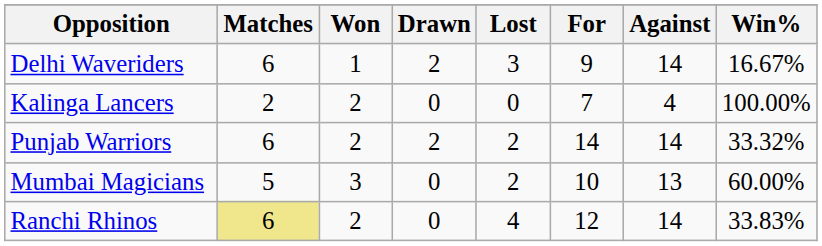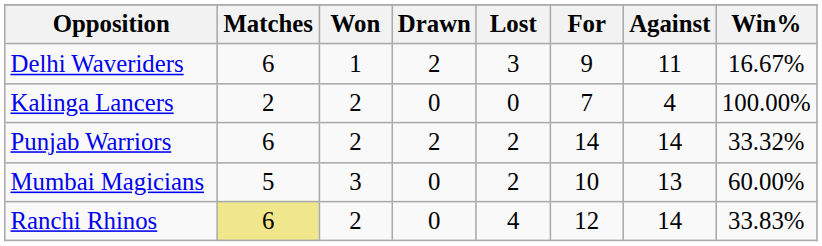(670, 63) 14 -> (670, 63) 11
